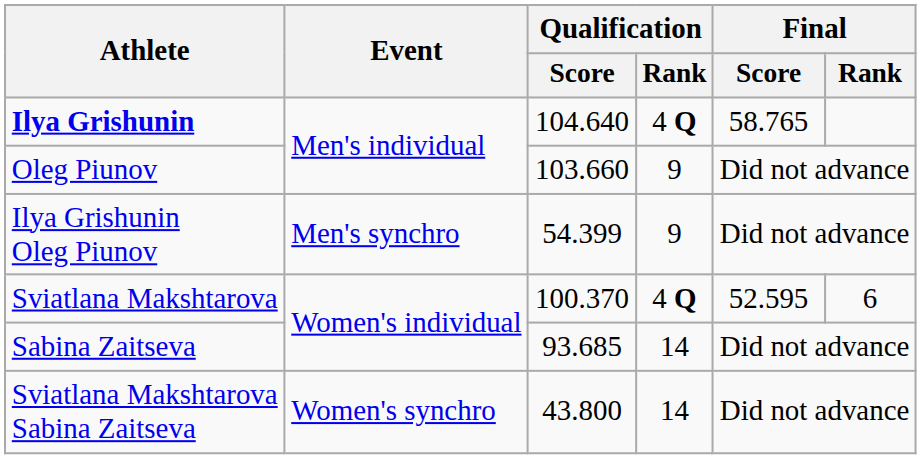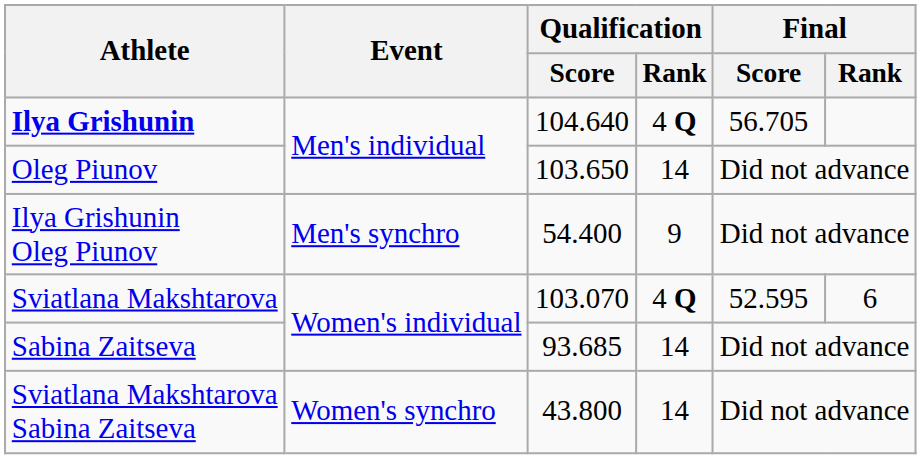(769, 121) 58.765 -> (769, 121) 56.705
(582, 169) 103.660 -> (582, 169) 103.650
(674, 169) 9 -> (674, 169) 14
(582, 234) 54.399 -> (582, 234) 54.400
(582, 299) 100.370 -> (582, 299) 103.070
